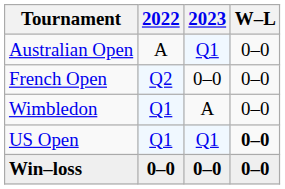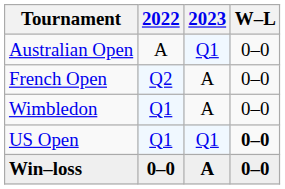(207, 79) 0–0 -> (207, 79) A
(207, 169) 0–0 -> (207, 169) A
